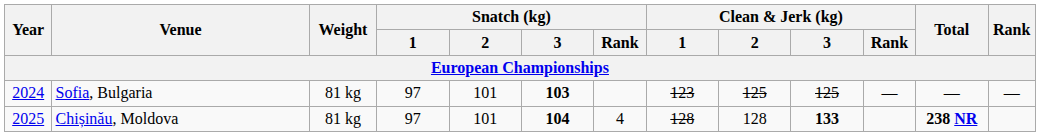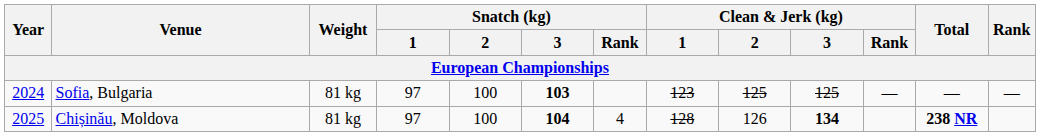(485, 93) 101 -> (485, 93) 100
(485, 118) 101 -> (485, 118) 100
(755, 118) 128 -> (755, 118) 126
(827, 118) 133 -> (827, 118) 134
